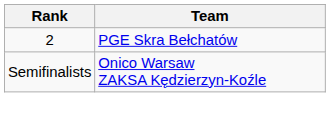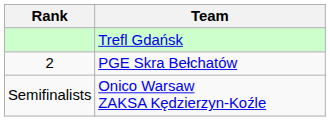+ row: (141, 39)
